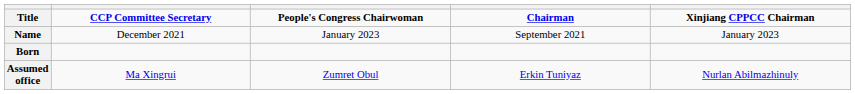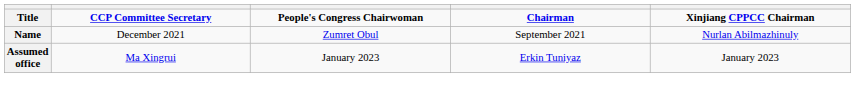(351, 34) January 2023 -> (351, 34) Zumret Obul
(750, 34) January 2023 -> (750, 34) Nurlan Abilmazhinuly
- row: (28, 51)
(351, 74) Zumret Obul -> (351, 57) January 2023
(750, 74) Nurlan Abilmazhinuly -> (750, 57) January 2023
